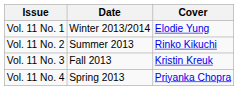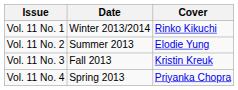(182, 28) Elodie Yung -> (186, 28) Rinko Kikuchi
(186, 45) Rinko Kikuchi -> (182, 45) Elodie Yung
